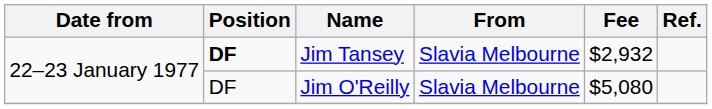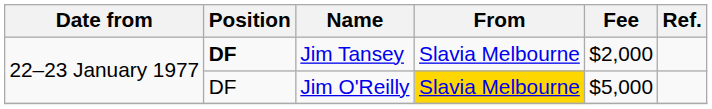(621, 53) $2,932 -> (621, 53) $2,000
(499, 86) no background -> (499, 86) gold background
(621, 86) $5,080 -> (621, 86) $5,000
